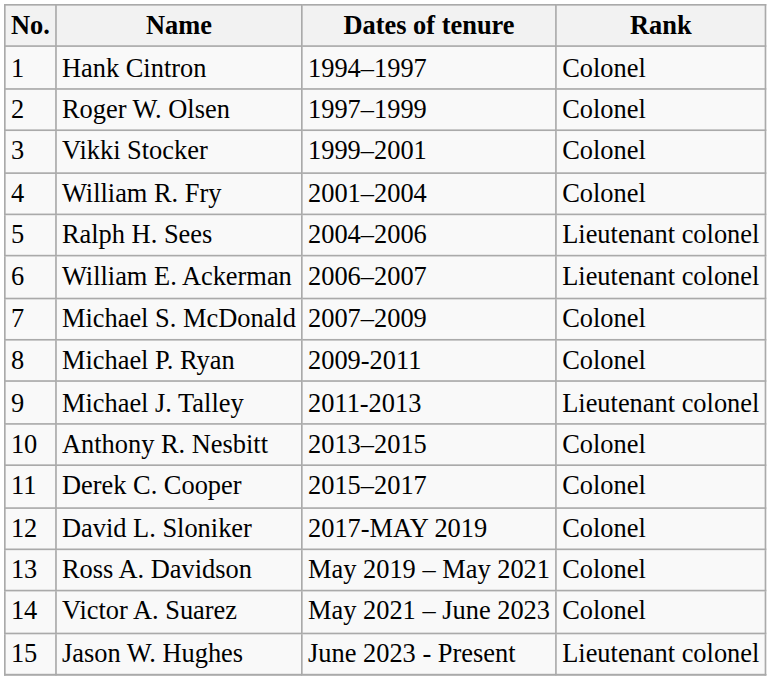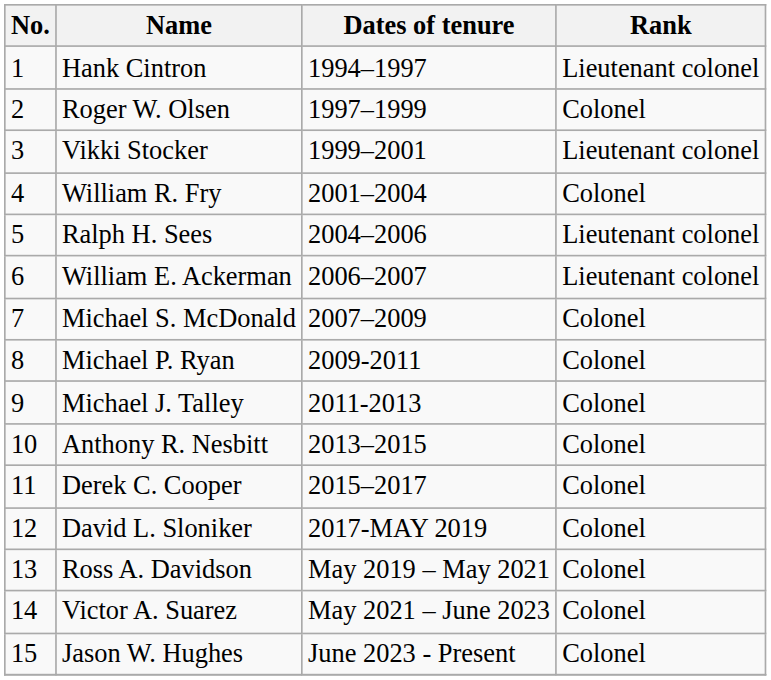(604, 67) Colonel -> (661, 67) Lieutenant colonel
(604, 151) Colonel -> (661, 151) Lieutenant colonel
(661, 402) Lieutenant colonel -> (604, 402) Colonel
(661, 653) Lieutenant colonel -> (604, 653) Colonel
